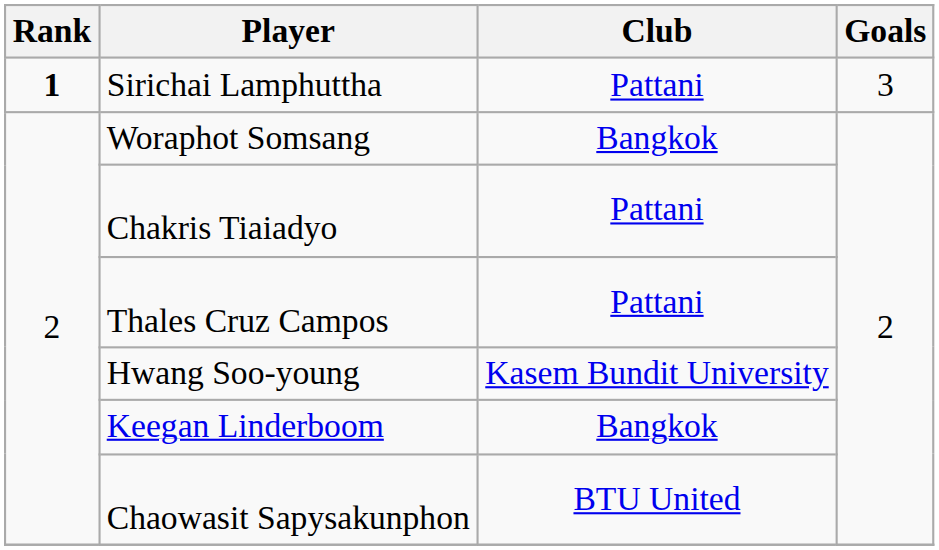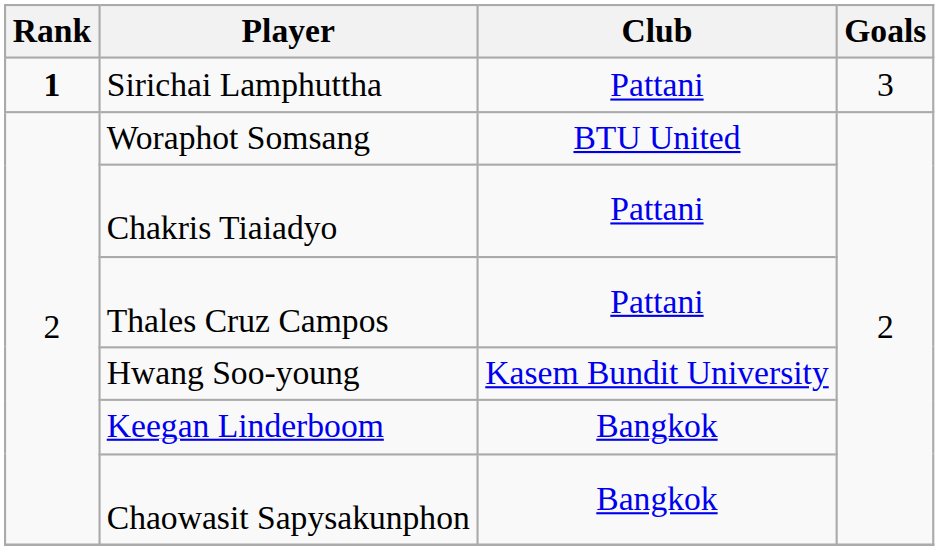(657, 137) Bangkok -> (657, 137) BTU United
(657, 498) BTU United -> (657, 498) Bangkok
